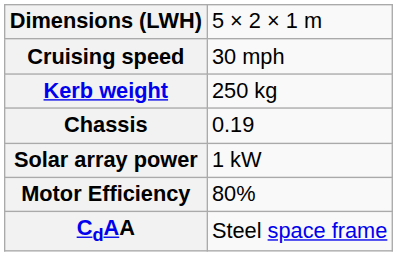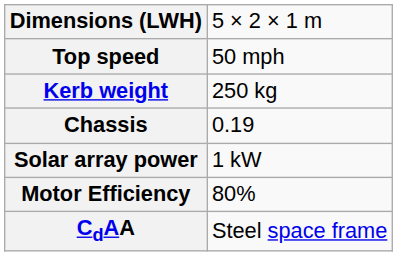- row: (106, 56)
+ row: (106, 56)
